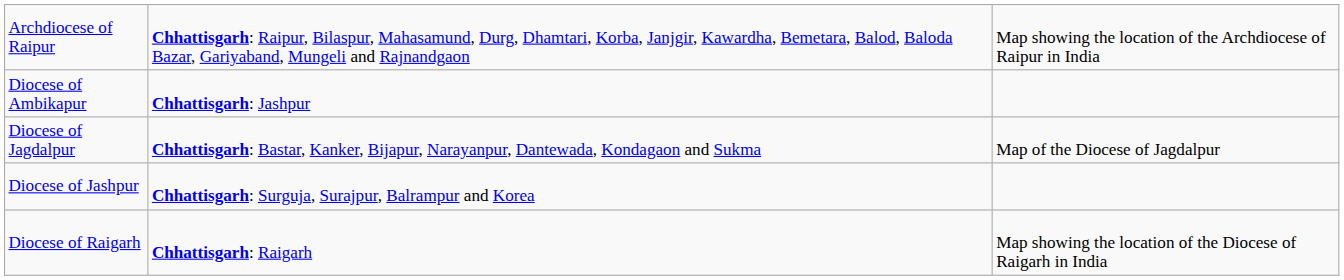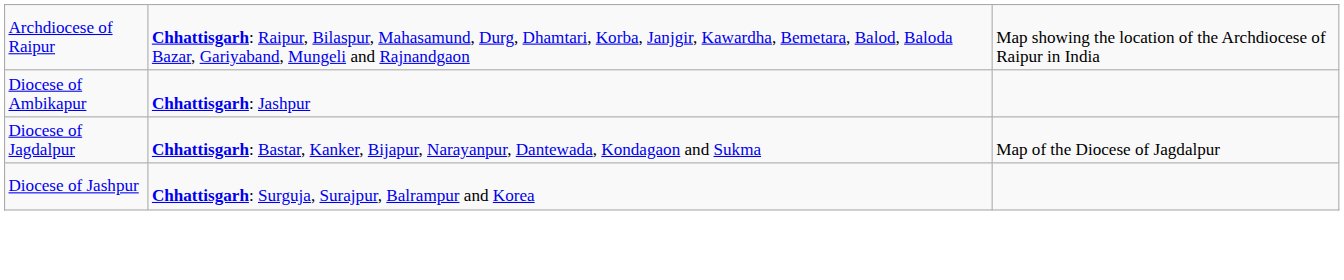- row: (75, 242)
